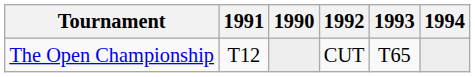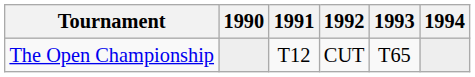columns swapped: (294, 21) <-> (244, 21)
